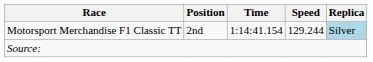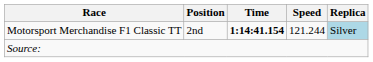(256, 30) normal -> (257, 30) bold
(306, 30) 129.244 -> (307, 30) 121.244
